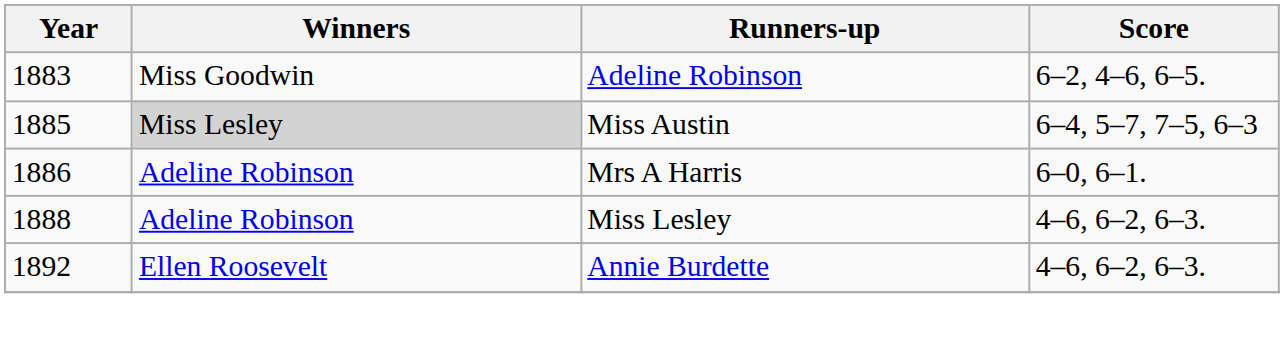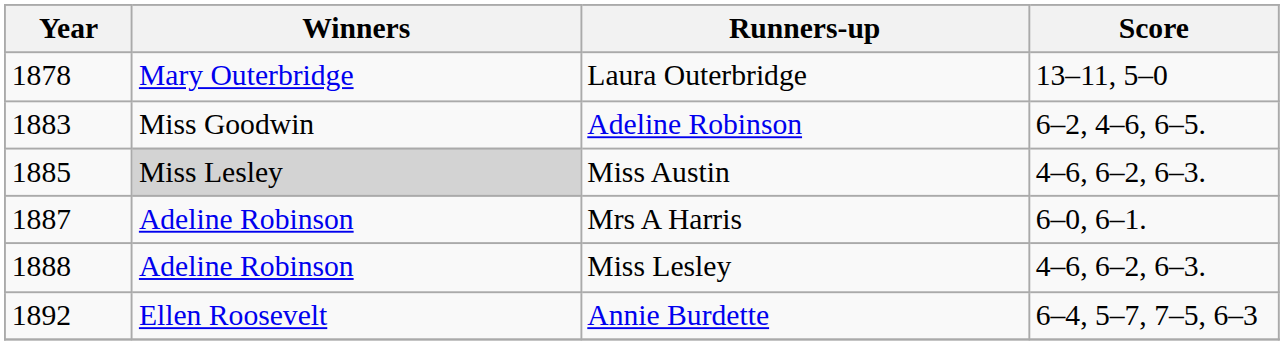+ row: (697, 75)
(1147, 123) 6–4, 5–7, 7–5, 6–3 -> (1121, 171) 4–6, 6–2, 6–3.
(41, 171) 1886 -> (41, 218) 1887
(1121, 266) 4–6, 6–2, 6–3. -> (1147, 314) 6–4, 5–7, 7–5, 6–3
